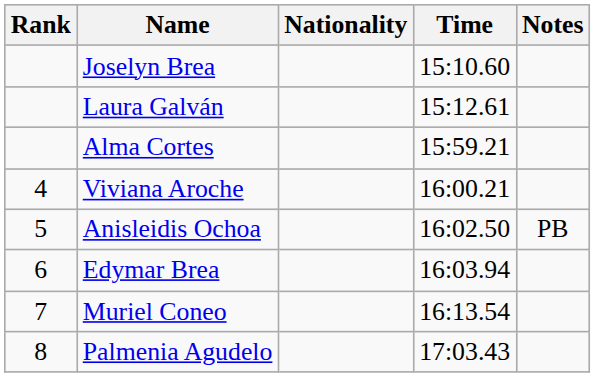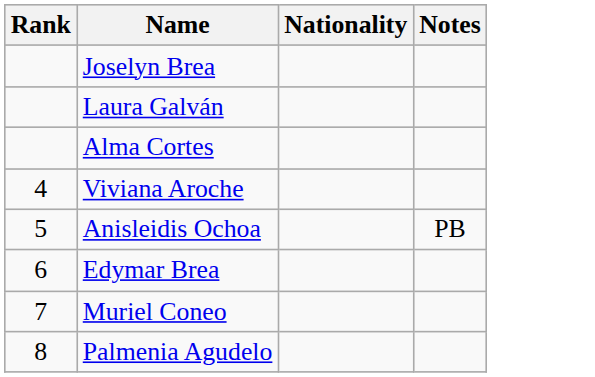- column: (465, 24)
